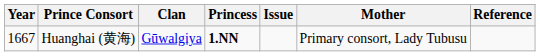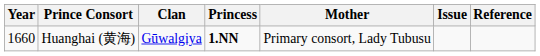columns swapped: (383, 15) <-> (278, 15)
(21, 38) 1667 -> (21, 38) 1660
